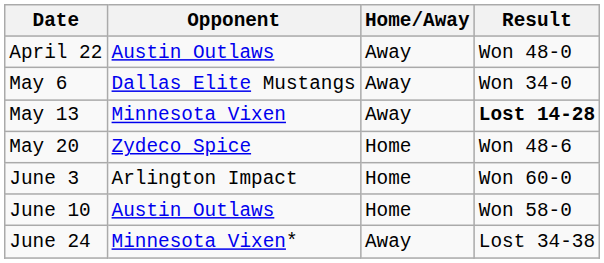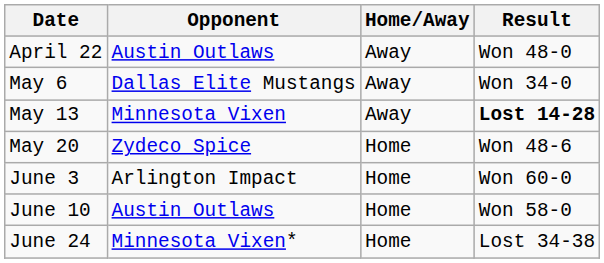(388, 242) Away -> (388, 242) Home
